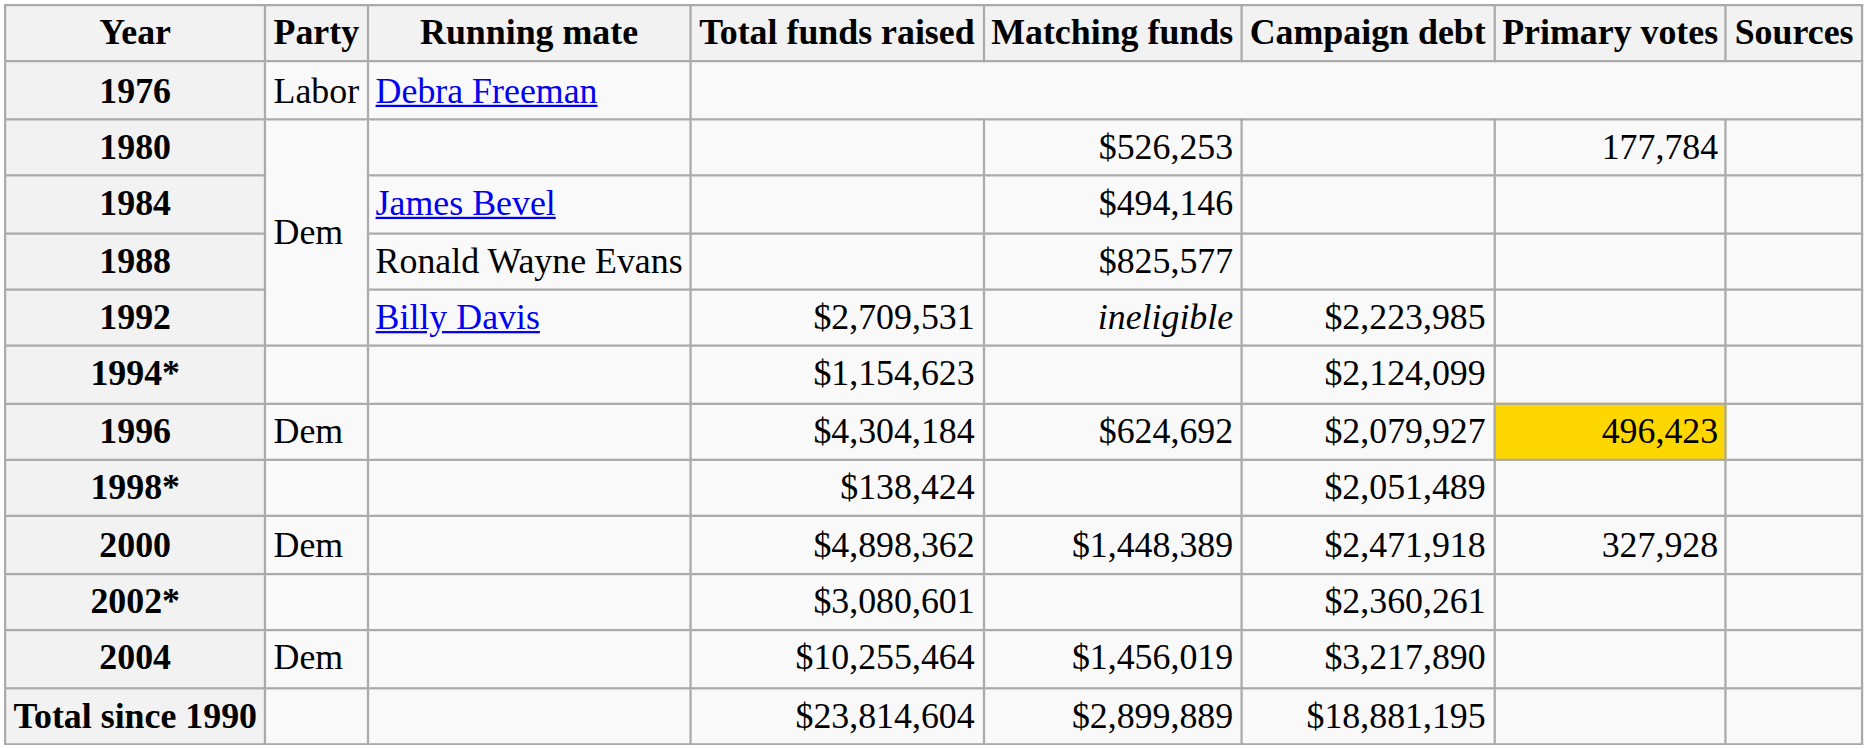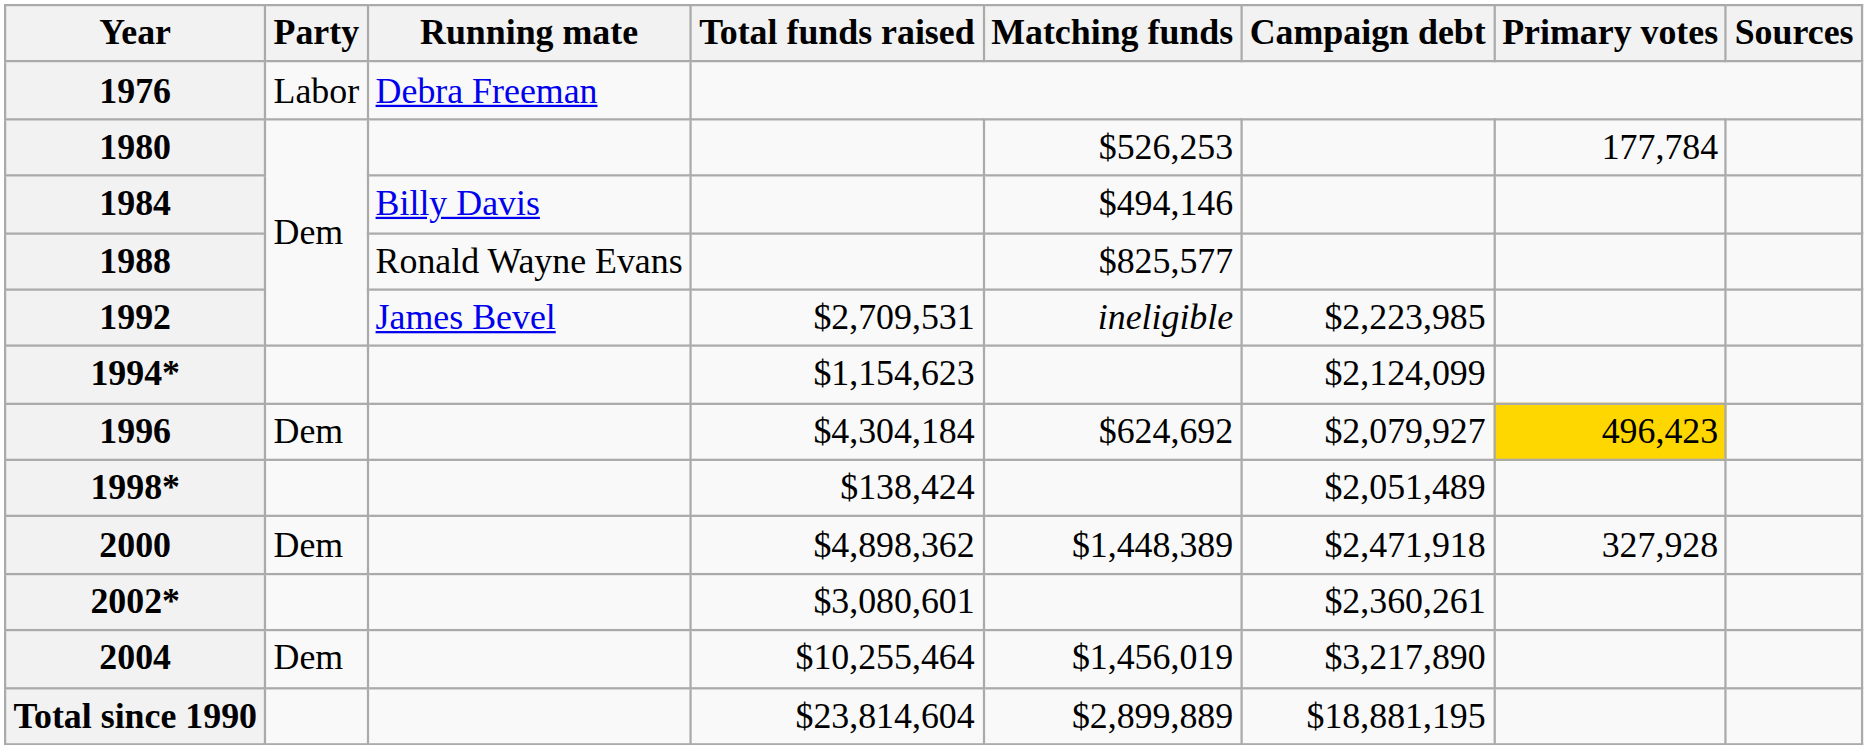(466, 203) James Bevel -> (458, 203) Billy Davis
(458, 317) Billy Davis -> (466, 317) James Bevel
